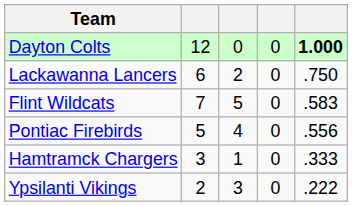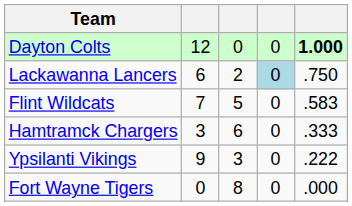(275, 75) no background -> (275, 75) lightblue background
- row: (75, 131)
(238, 160) 1 -> (238, 131) 6
(200, 188) 2 -> (200, 160) 9
+ row: (81, 188)
